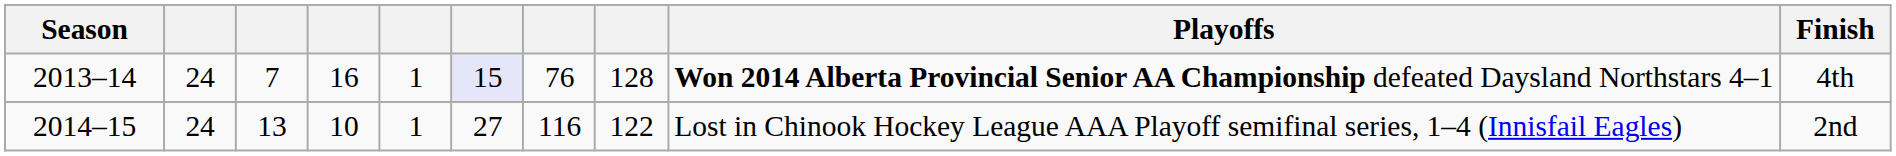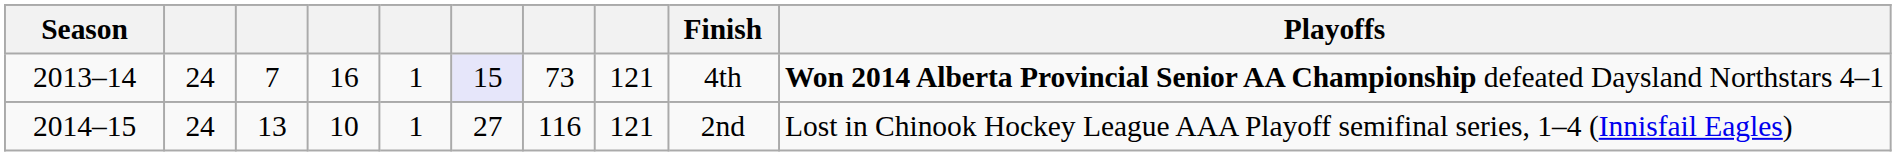columns swapped: (1835, 28) <-> (1224, 28)
(560, 77) 76 -> (560, 77) 73
(632, 77) 128 -> (632, 77) 121
(632, 126) 122 -> (632, 126) 121
